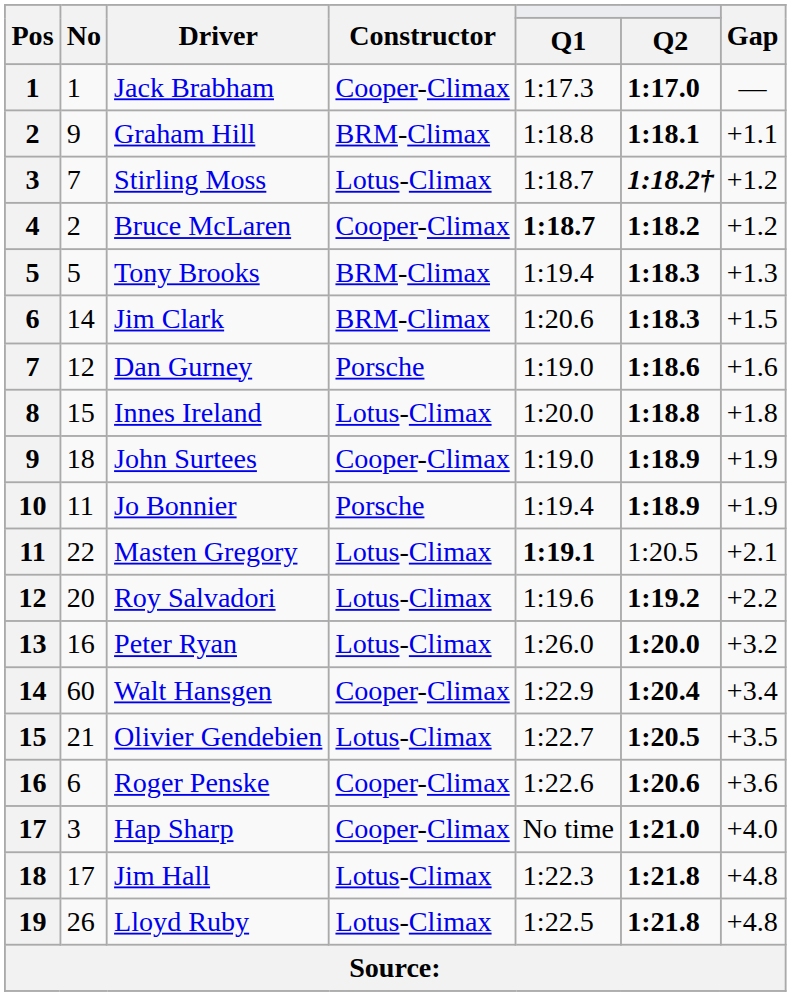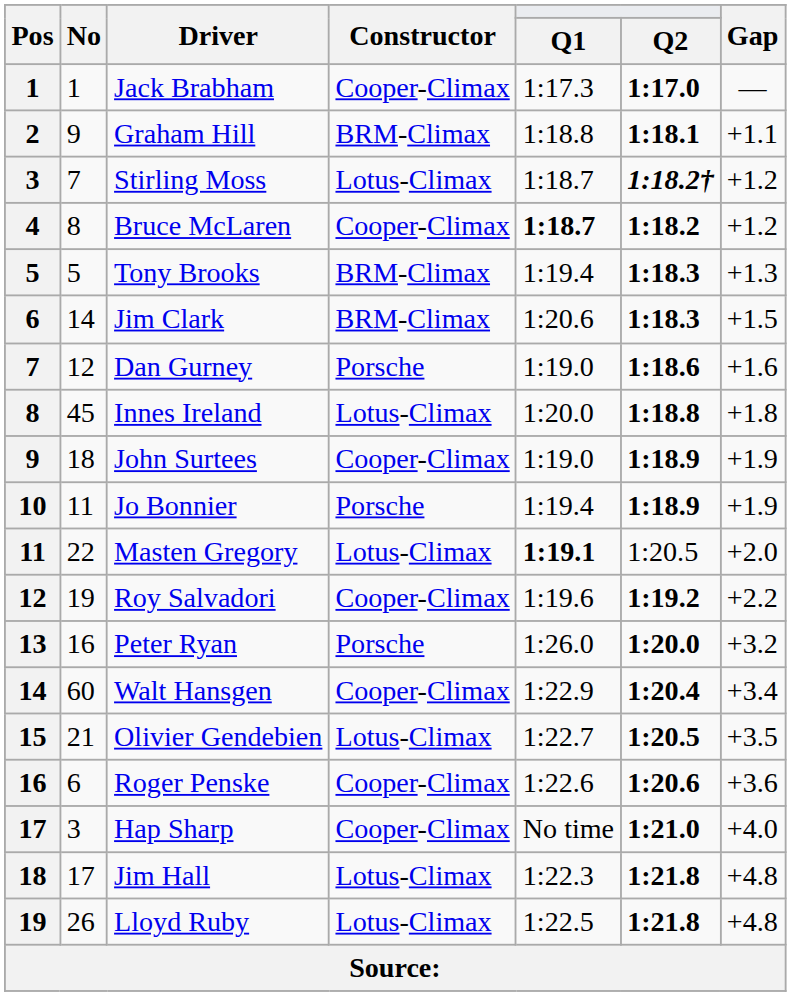(74, 226) 2 -> (74, 226) 8
(81, 411) 15 -> (81, 411) 45
(752, 550) +2.1 -> (752, 550) +2.0
(81, 597) 20 -> (81, 597) 19
(414, 597) Lotus-Climax -> (423, 597) Cooper-Climax
(414, 643) Lotus-Climax -> (380, 643) Porsche
